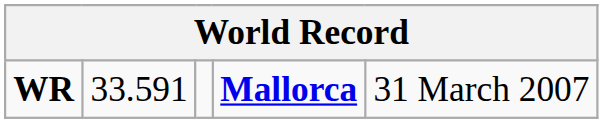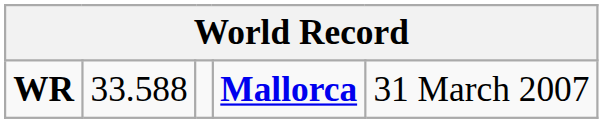(139, 88) 33.591 -> (139, 88) 33.588
